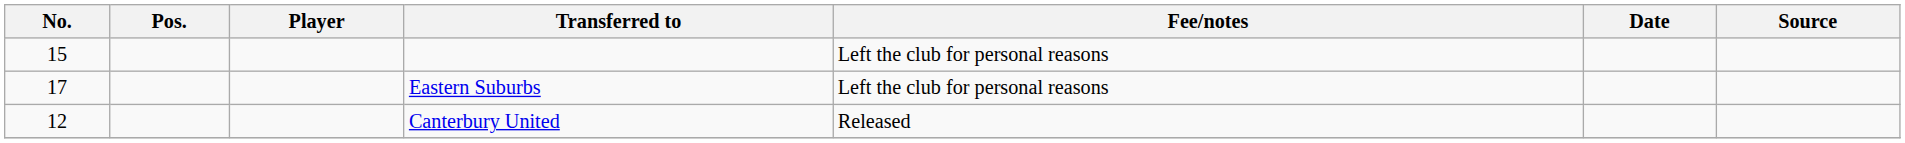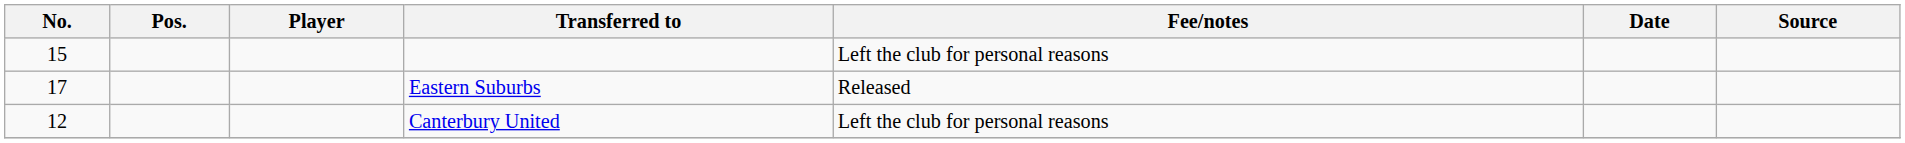(973, 88) Left the club for personal reasons -> (874, 88) Released
(874, 121) Released -> (973, 121) Left the club for personal reasons
